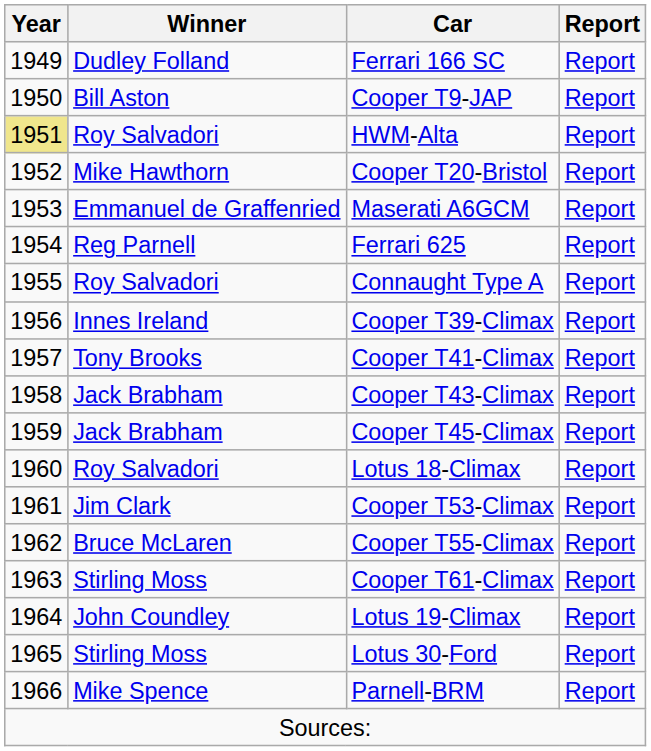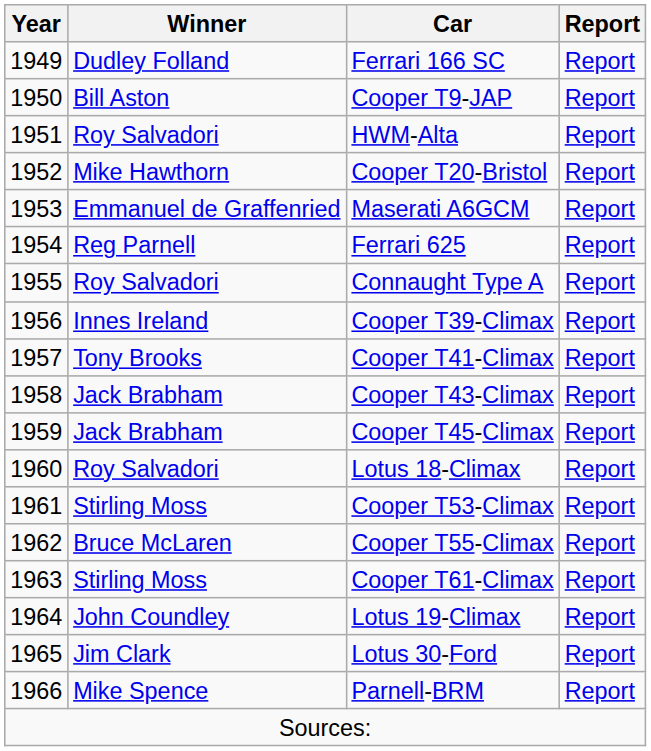(36, 135) khaki background -> (36, 135) no background
(122, 505) Jim Clark -> (140, 505) Stirling Moss
(140, 653) Stirling Moss -> (122, 653) Jim Clark
